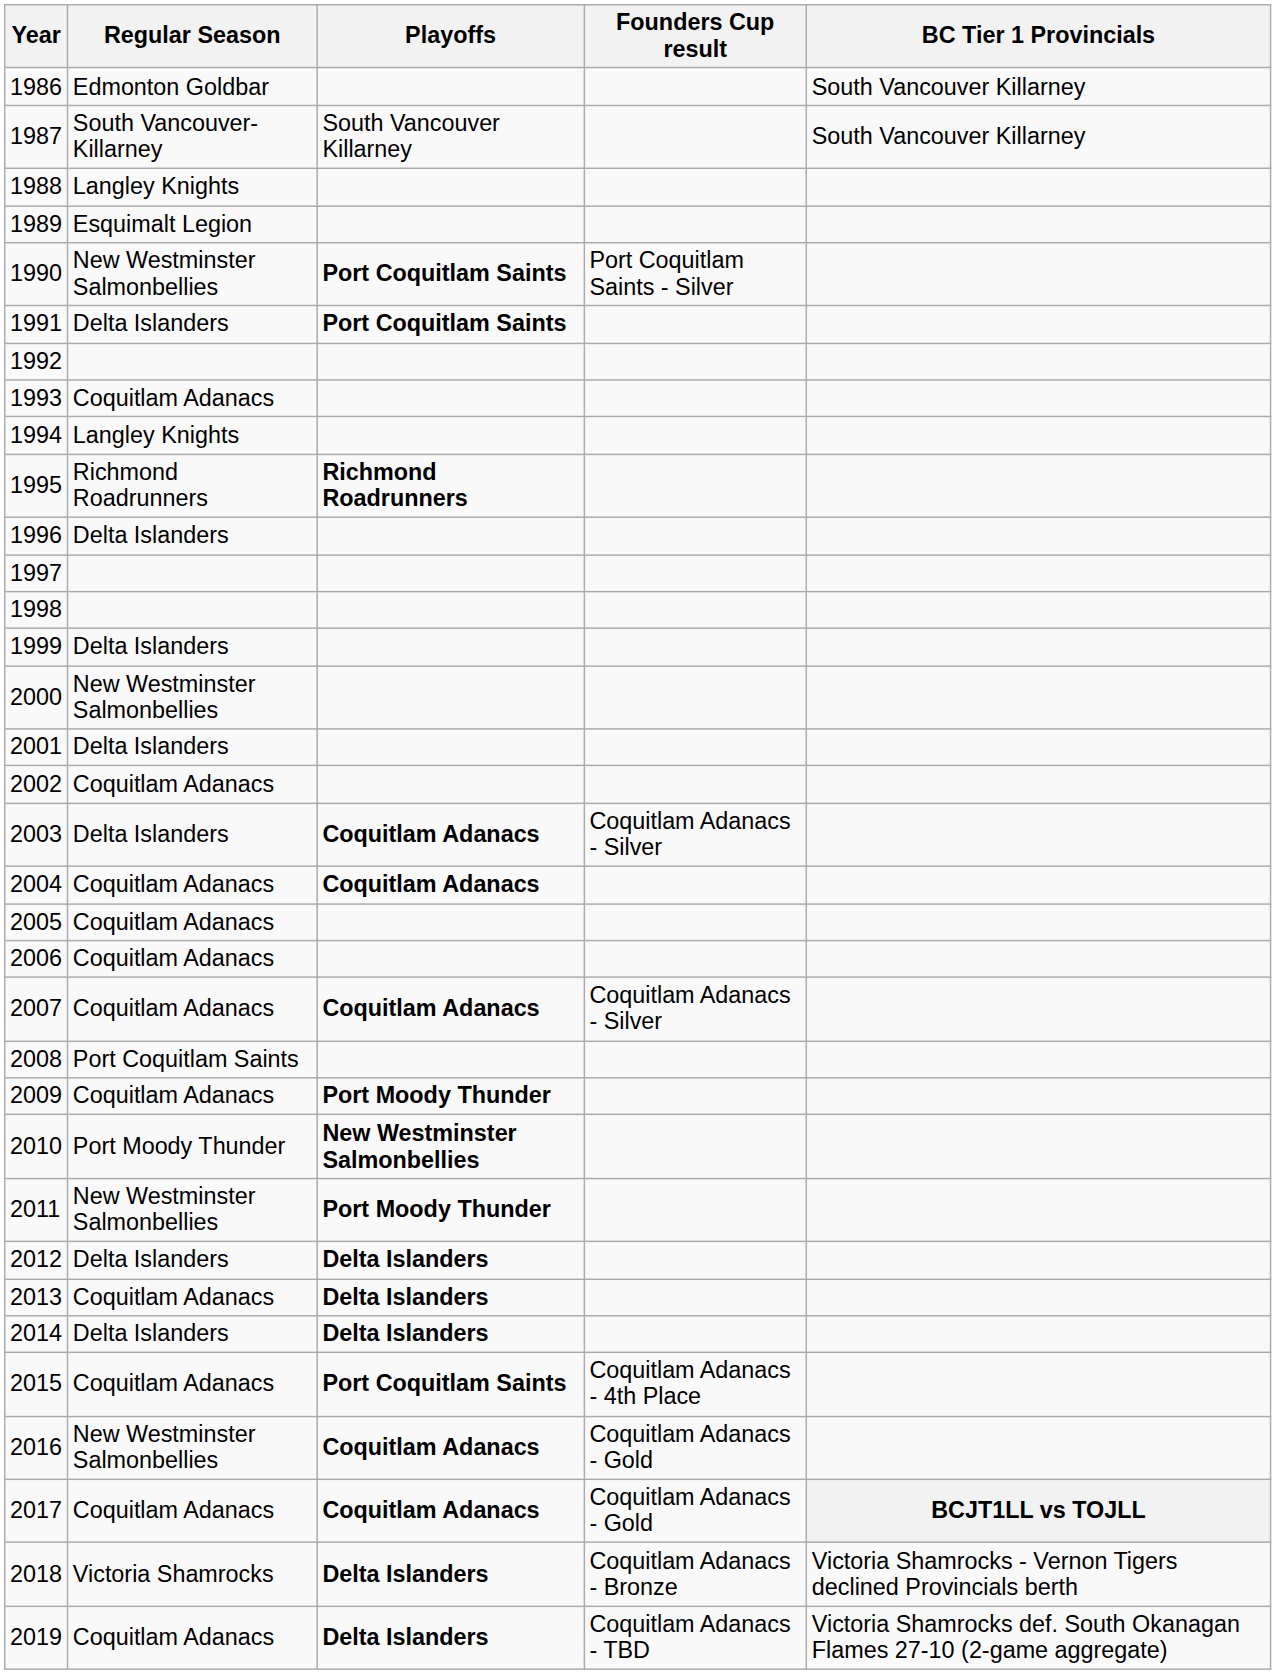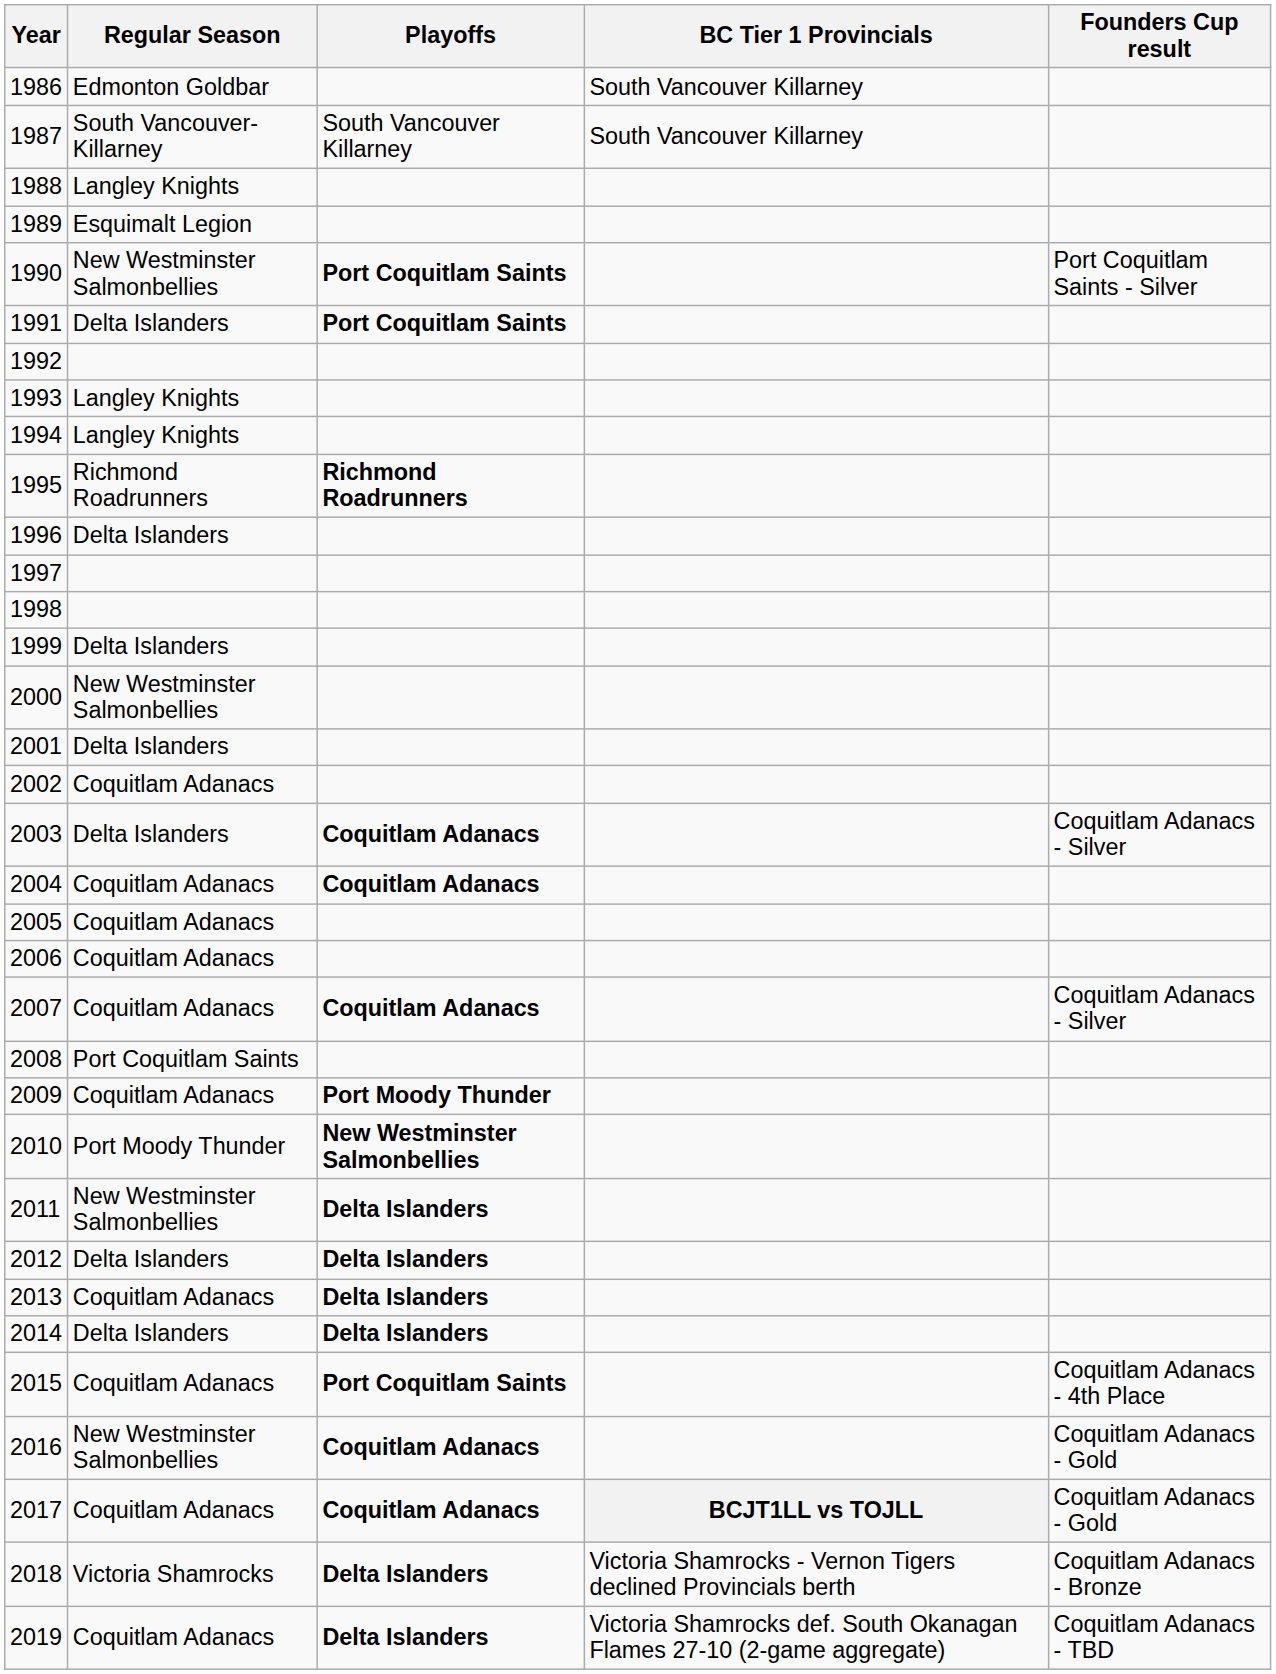columns swapped: (1038, 36) <-> (695, 36)
(173, 398) Coquitlam Adanacs -> (156, 398) Langley Knights
(437, 1209) Port Moody Thunder -> (406, 1209) Delta Islanders
